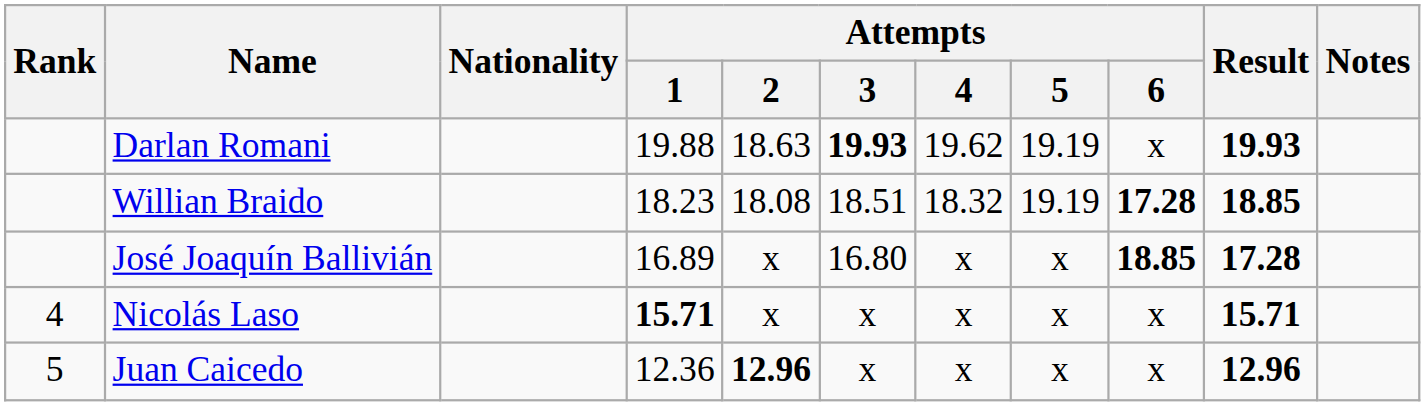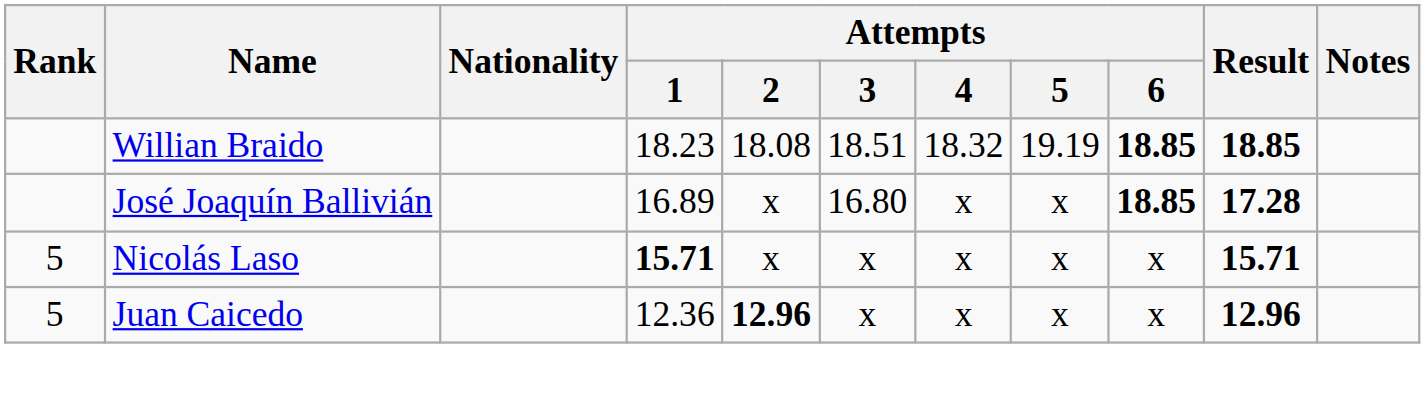- row: (222, 145)
(1156, 201) 17.28 -> (1156, 145) 18.85
(55, 314) 4 -> (55, 257) 5
